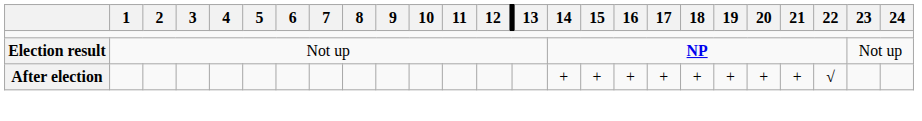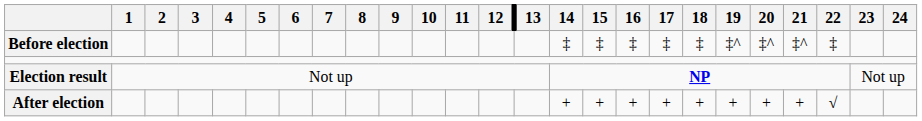+ row: (58, 43)
